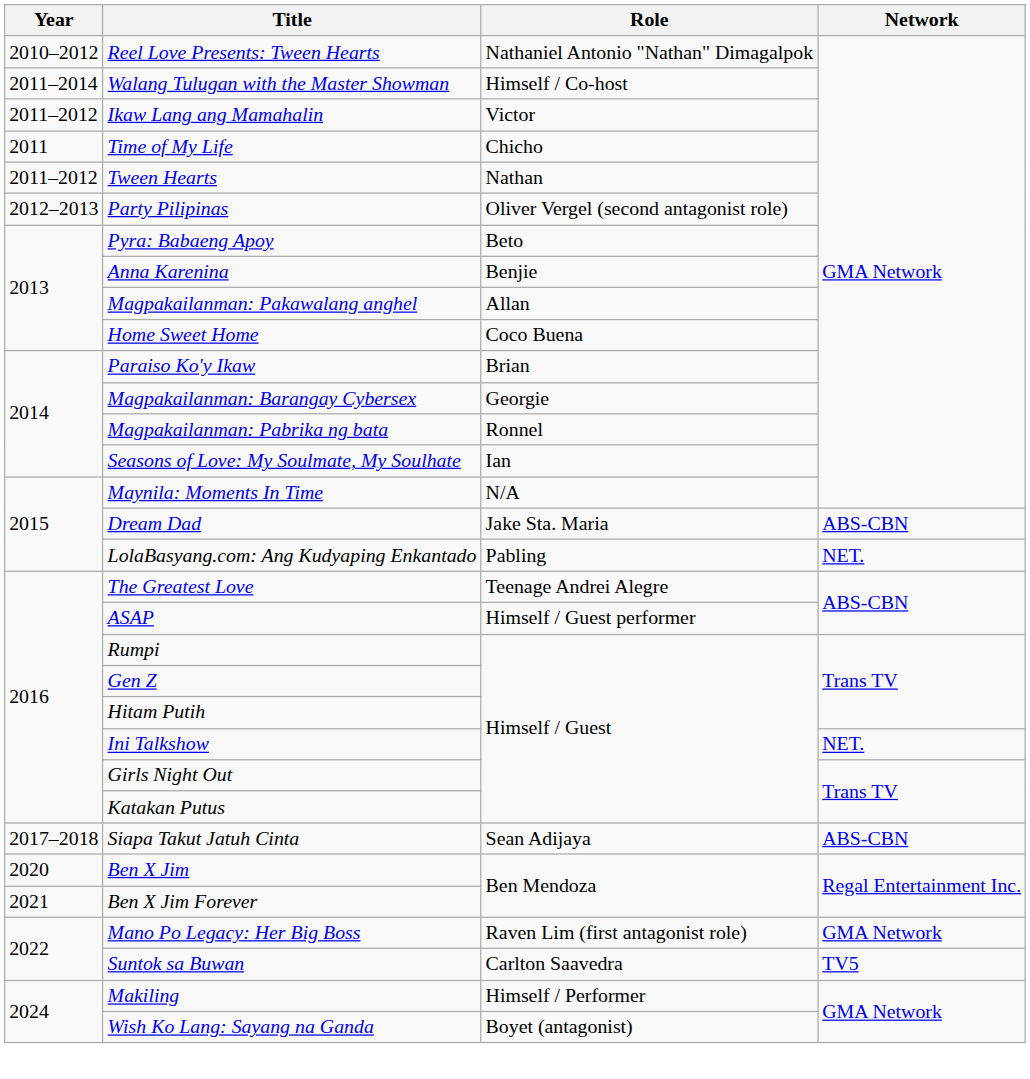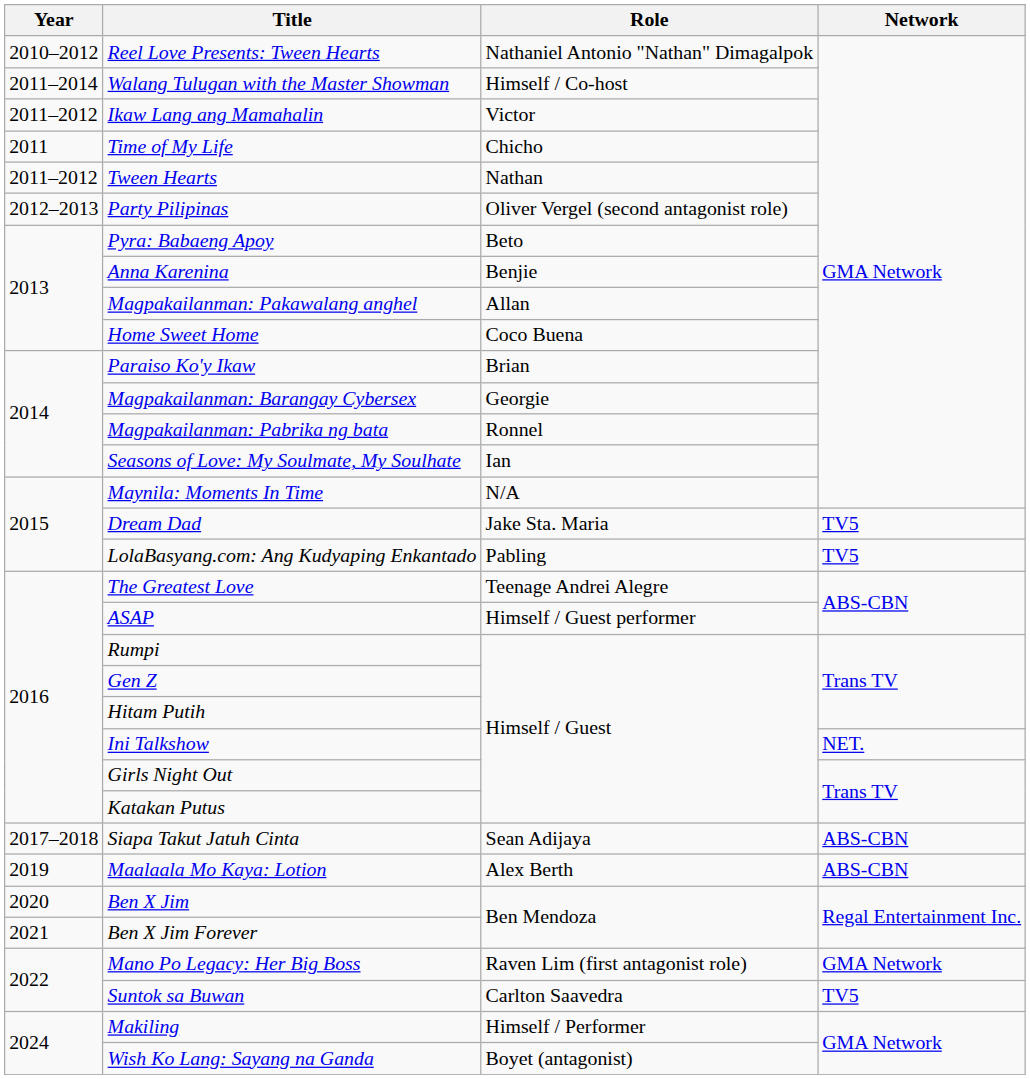(865, 523) ABS-CBN -> (840, 523) TV5
(843, 555) NET. -> (840, 555) TV5
+ row: (217, 869)
